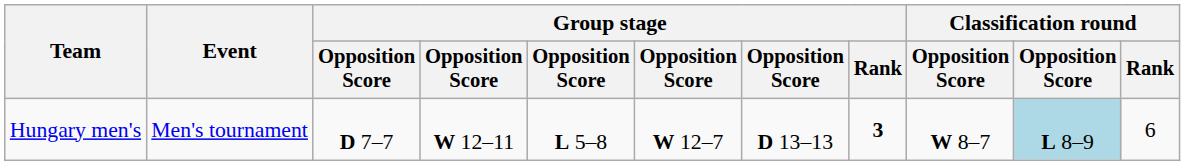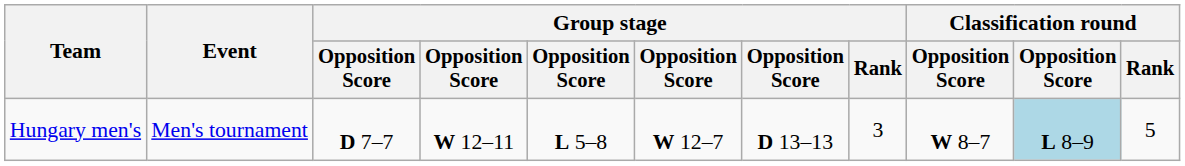(878, 129) bold -> (878, 129) normal
(1150, 129) 6 -> (1150, 129) 5
